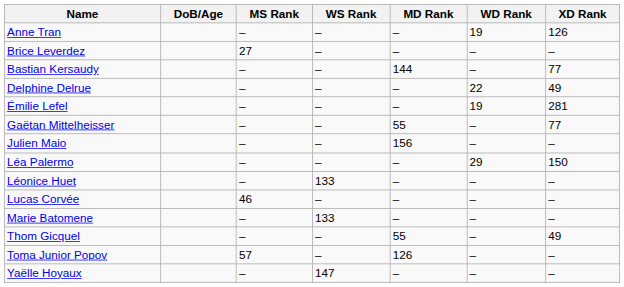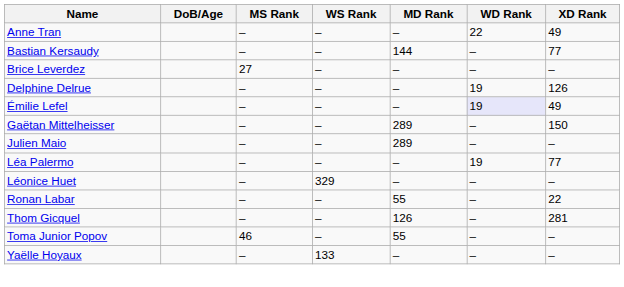(476, 32) 19 -> (476, 32) 22
(558, 32) 126 -> (555, 32) 49
rows swapped: (53, 69) <-> (46, 51)
(476, 88) 22 -> (476, 88) 19
(555, 88) 49 -> (558, 88) 126
(476, 106) no background -> (476, 106) lavender background
(558, 106) 281 -> (555, 106) 49
(399, 125) 55 -> (402, 125) 289
(555, 125) 77 -> (558, 125) 150
(402, 144) 156 -> (402, 144) 289
(476, 162) 29 -> (476, 162) 19
(558, 162) 150 -> (555, 162) 77
(325, 181) 133 -> (325, 181) 329
- row: (43, 199)
- row: (50, 218)
+ row: (41, 199)
(399, 236) 55 -> (402, 218) 126
(555, 236) 49 -> (558, 218) 281
(246, 255) 57 -> (246, 236) 46
(402, 255) 126 -> (399, 236) 55
(325, 273) 147 -> (325, 255) 133
